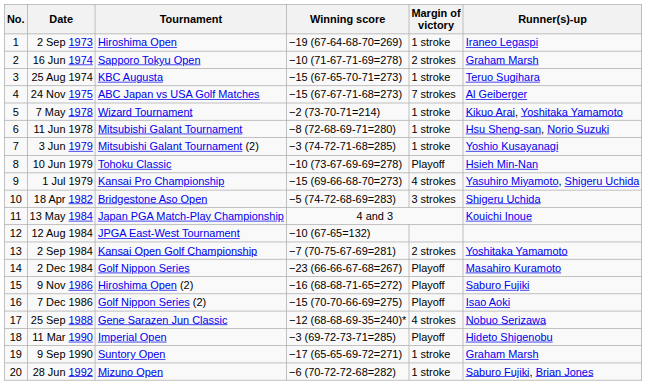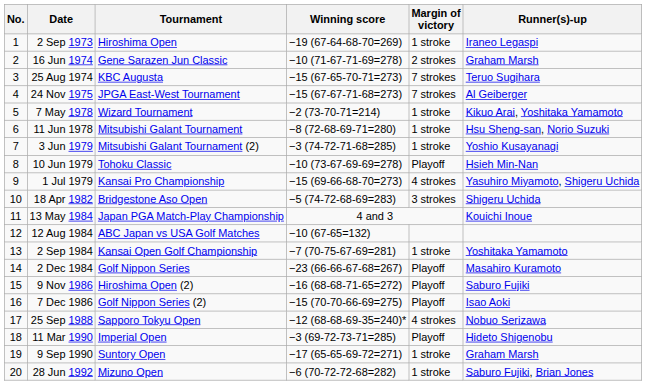(149, 60) Sapporo Tokyu Open -> (163, 60) Gene Sarazen Jun Classic
(431, 77) 1 stroke -> (434, 77) 7 strokes
(179, 95) ABC Japan vs USA Golf Matches -> (169, 95) JPGA East-West Tournament
(169, 233) JPGA East-West Tournament -> (179, 233) ABC Japan vs USA Golf Matches
(434, 251) 2 strokes -> (431, 251) 1 stroke
(163, 320) Gene Sarazen Jun Classic -> (149, 320) Sapporo Tokyu Open
